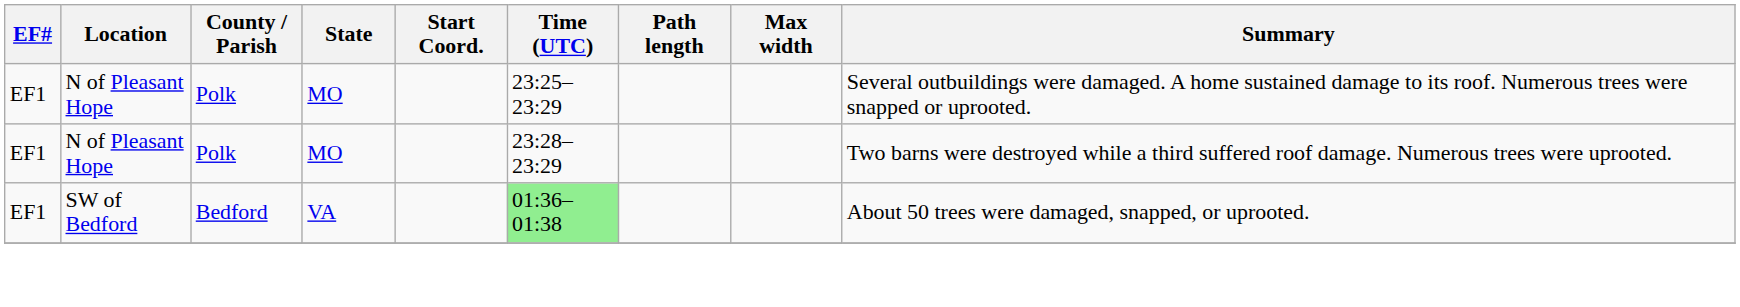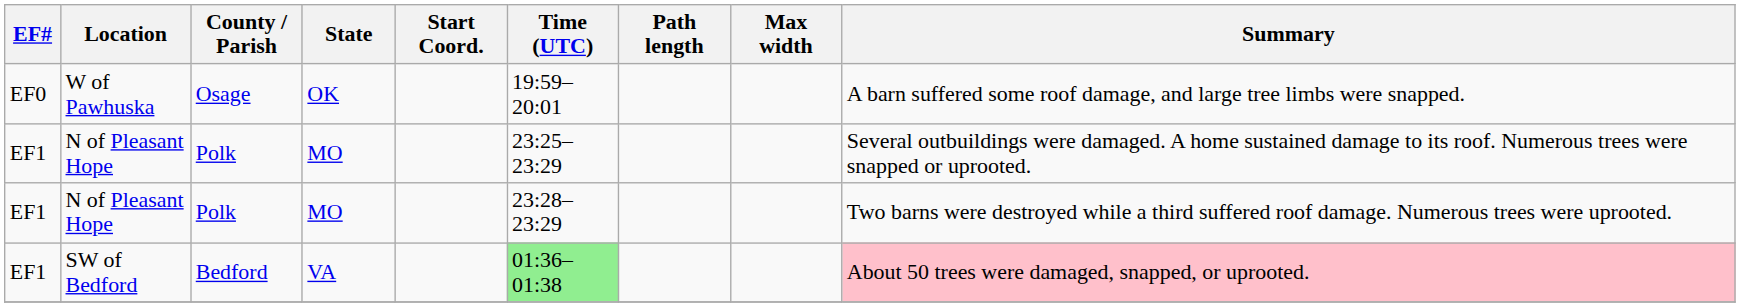+ row: (110, 93)
(1078, 212) no background -> (1078, 271) pink background
